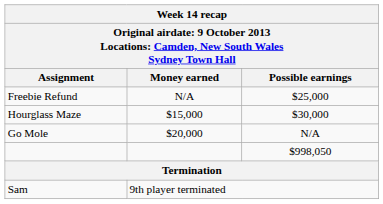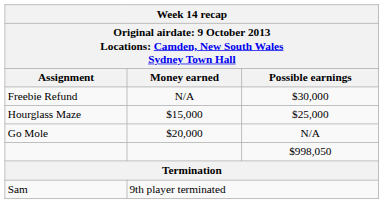(310, 96) $25,000 -> (310, 96) $30,000
(310, 114) $30,000 -> (310, 114) $25,000
